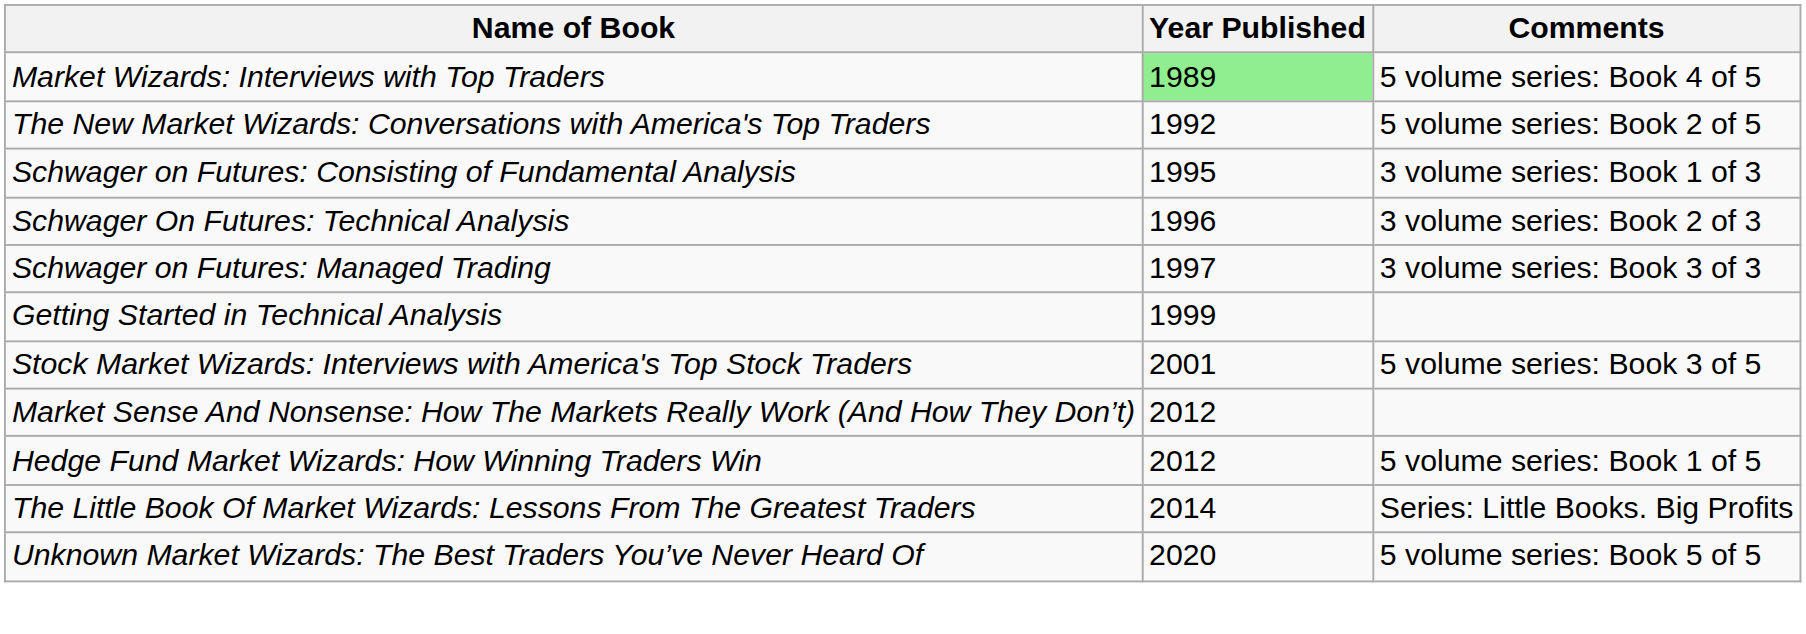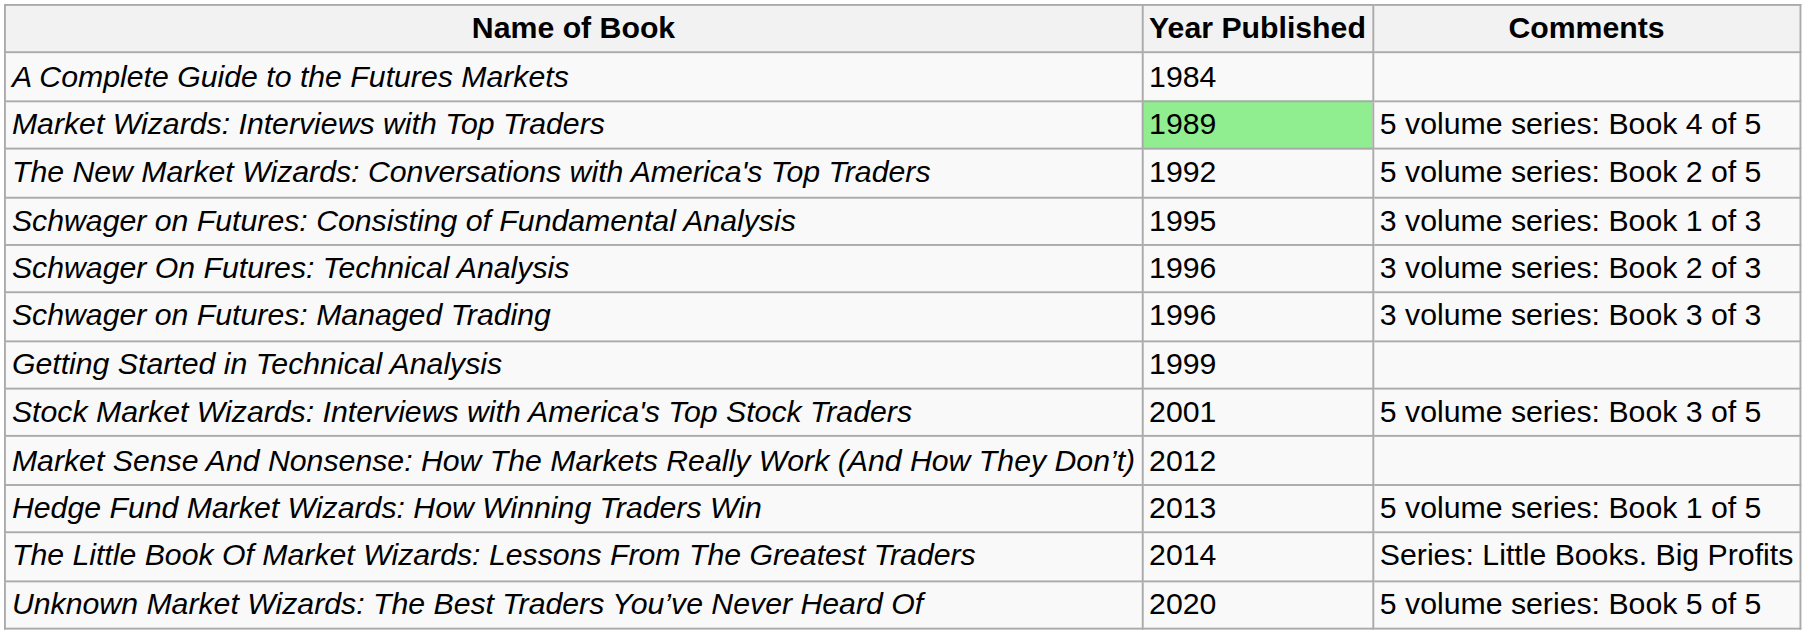+ row: (290, 76)
(1183, 268) 1997 -> (1183, 316) 1996
(1183, 460) 2012 -> (1183, 508) 2013
